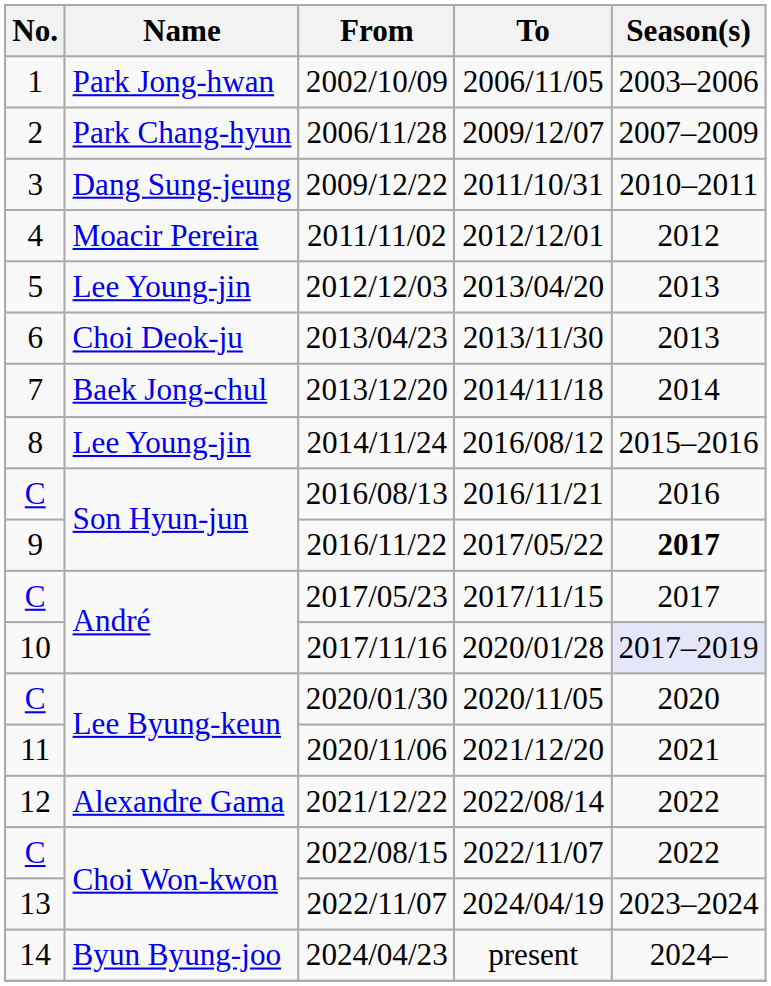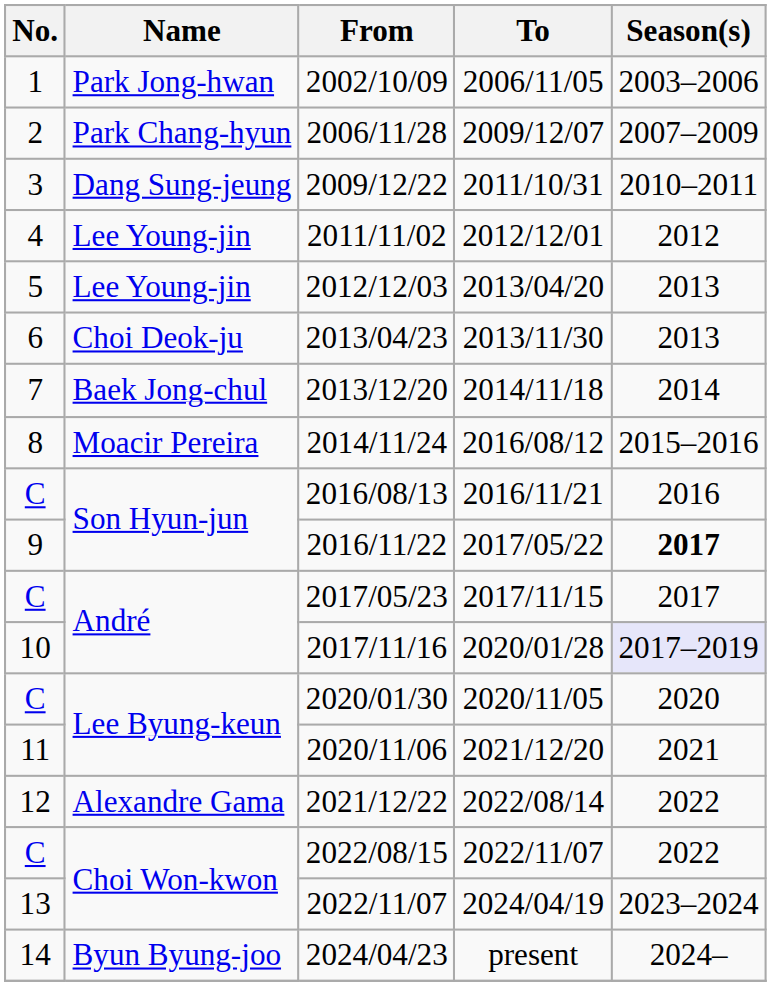(166, 235) Moacir Pereira -> (162, 235) Lee Young-jin
(162, 441) Lee Young-jin -> (166, 441) Moacir Pereira
